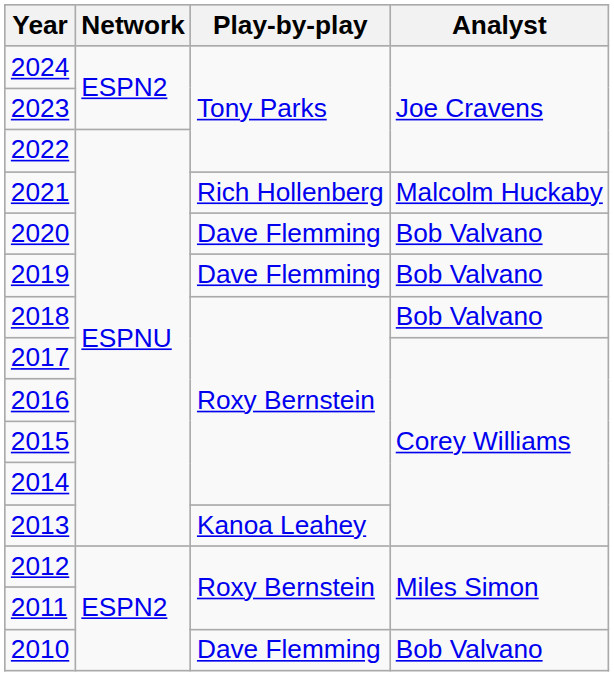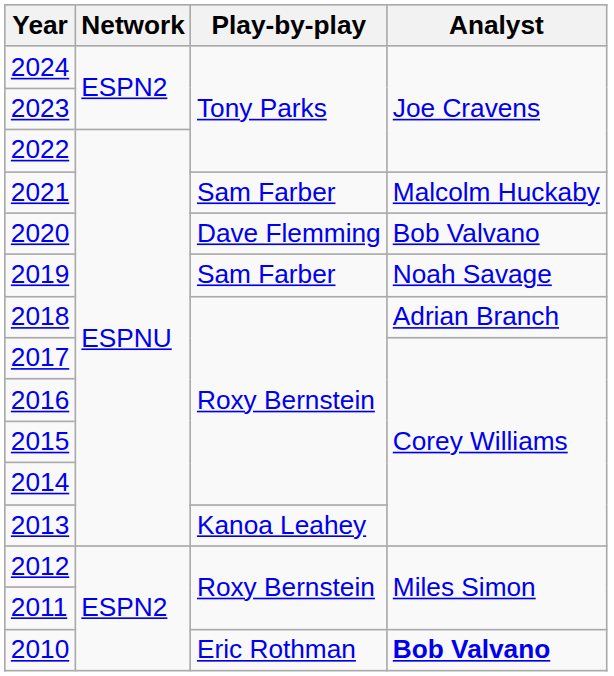(290, 191) Rich Hollenberg -> (266, 191) Sam Farber
(289, 274) Dave Flemming -> (266, 274) Sam Farber
(469, 274) Bob Valvano -> (472, 274) Noah Savage
(469, 316) Bob Valvano -> (476, 316) Adrian Branch
(289, 649) Dave Flemming -> (276, 649) Eric Rothman
(469, 649) normal -> (472, 649) bold
